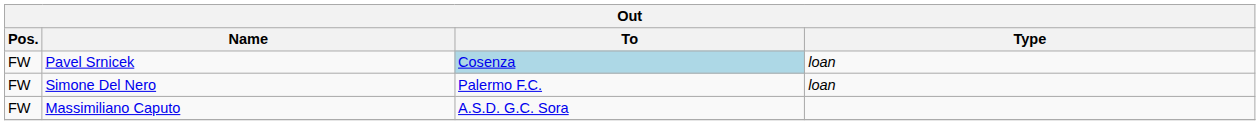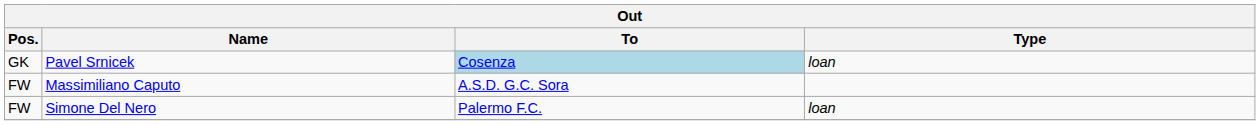(19, 62) FW -> (18, 62) GK
rows swapped: (101, 85) <-> (113, 108)
